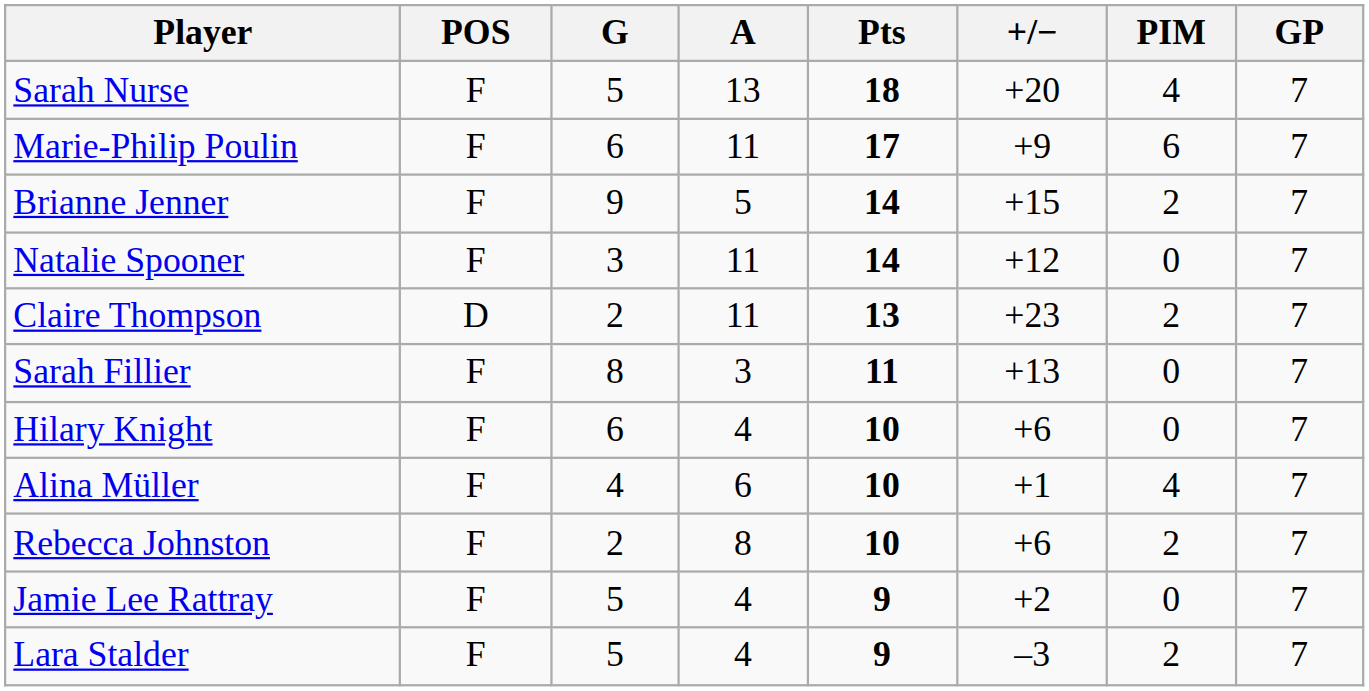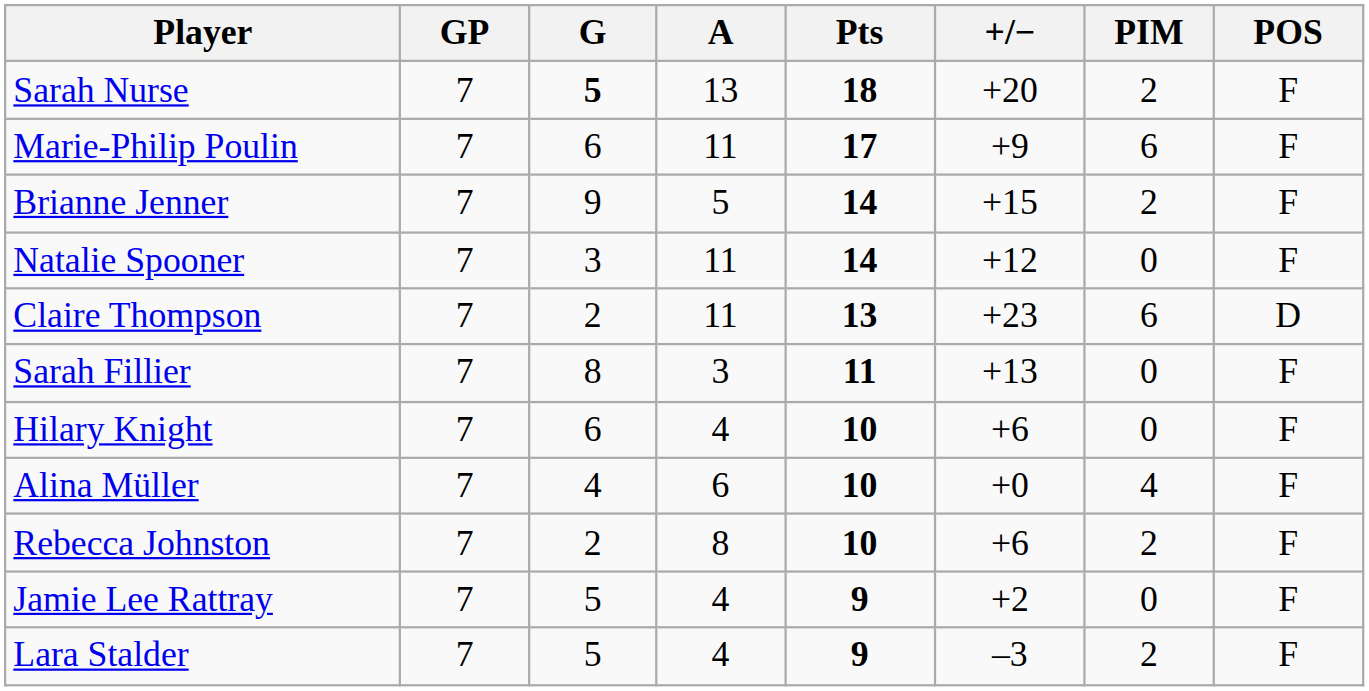columns swapped: (1299, 32) <-> (476, 32)
(615, 89) normal -> (593, 89) bold
(1171, 89) 4 -> (1149, 89) 2
(1171, 315) 2 -> (1149, 315) 6
(1032, 485) +1 -> (1010, 485) +0
